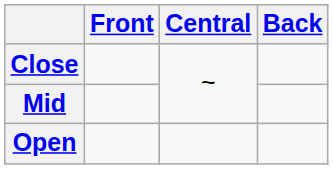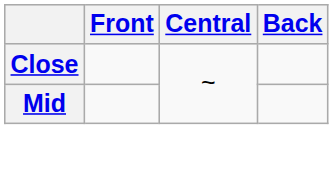- row: (45, 143)
